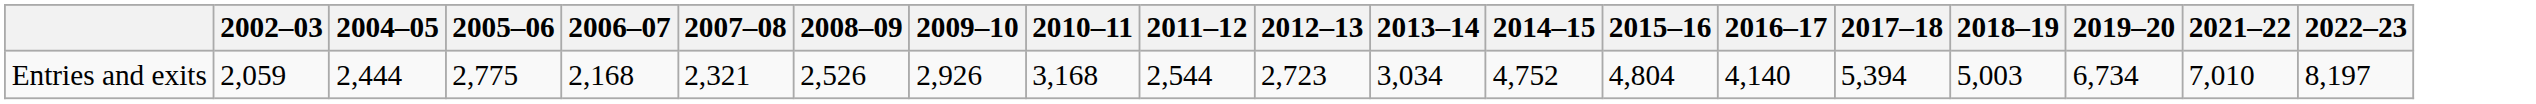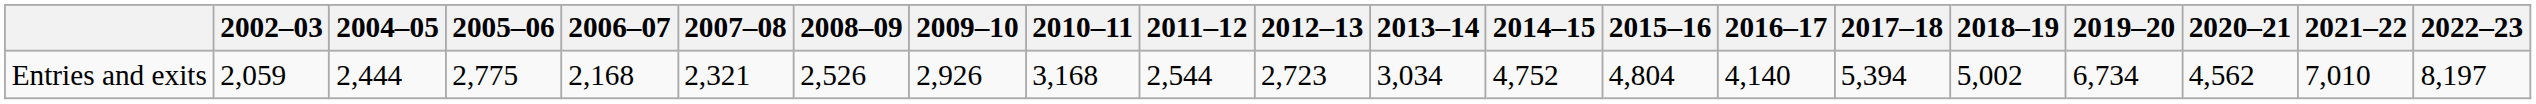+ column: (2240, 27)
(1990, 74) 5,003 -> (1990, 74) 5,002
